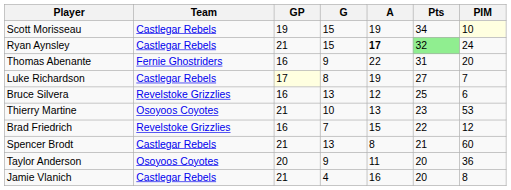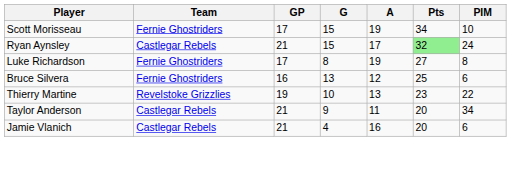(176, 29) Castlegar Rebels -> (179, 29) Fernie Ghostriders
(282, 29) 19 -> (282, 29) 17
(468, 29) lightyellow background -> (468, 29) no background
(375, 45) bold -> (375, 45) normal
- row: (49, 62)
(176, 78) Castlegar Rebels -> (179, 62) Fernie Ghostriders
(282, 78) lightyellow background -> (282, 62) no background
(465, 78) 7 -> (465, 62) 8
(183, 95) Revelstoke Grizzlies -> (179, 78) Fernie Ghostriders
(177, 111) Osoyoos Coyotes -> (183, 95) Revelstoke Grizzlies
(282, 111) 21 -> (282, 95) 19
(468, 111) 53 -> (468, 95) 22
- row: (39, 128)
- row: (40, 144)
(177, 161) Osoyoos Coyotes -> (176, 111) Castlegar Rebels
(282, 161) 20 -> (282, 111) 21
(468, 161) 36 -> (468, 111) 34
(465, 177) 8 -> (465, 128) 6
